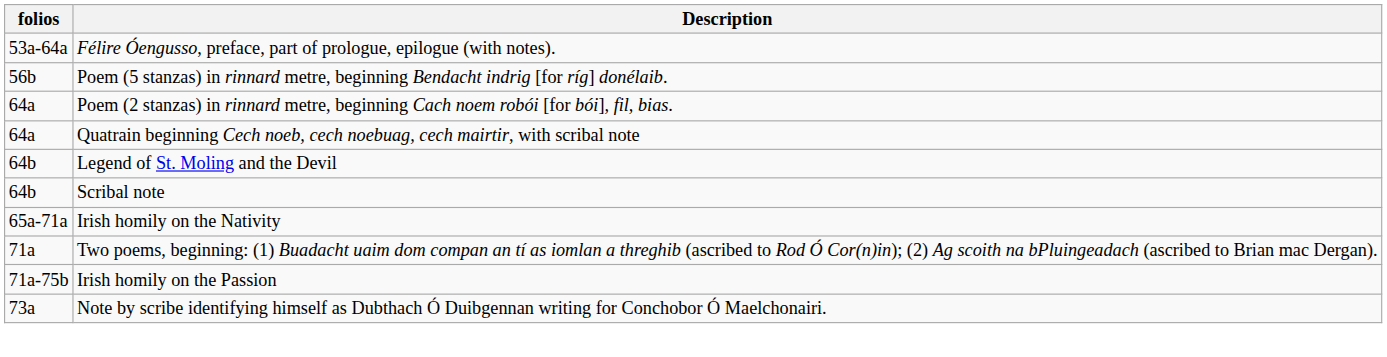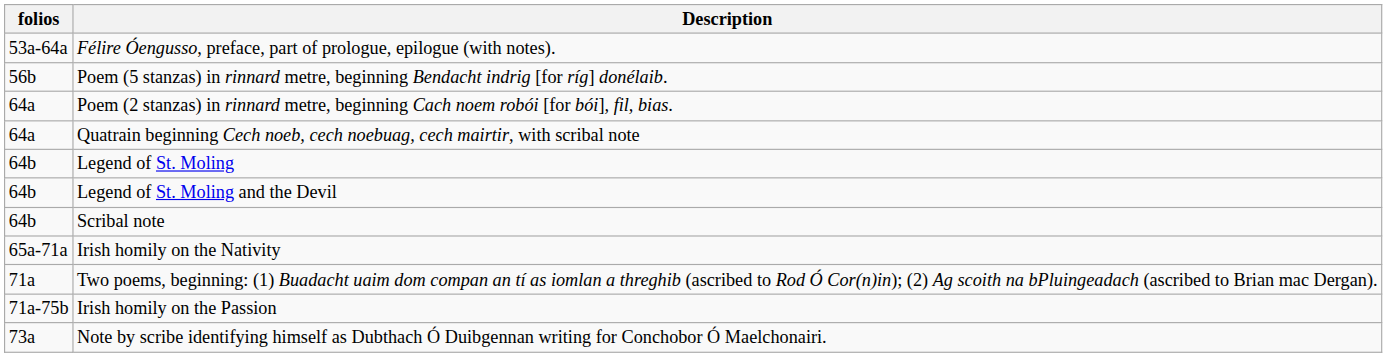+ row: (155, 163)
